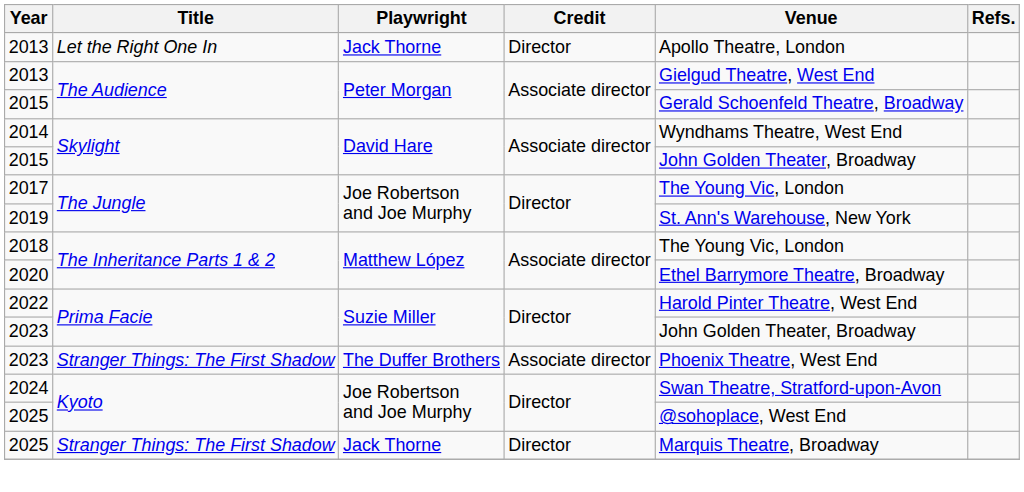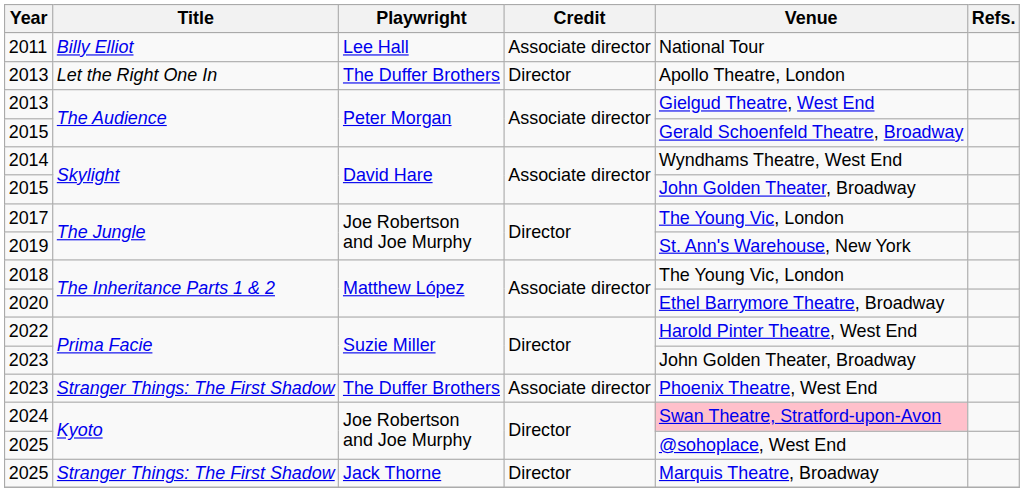+ row: (28, 47)
(392, 47) Jack Thorne -> (421, 75) The Duffer Brothers
(800, 388) no background -> (800, 416) pink background
